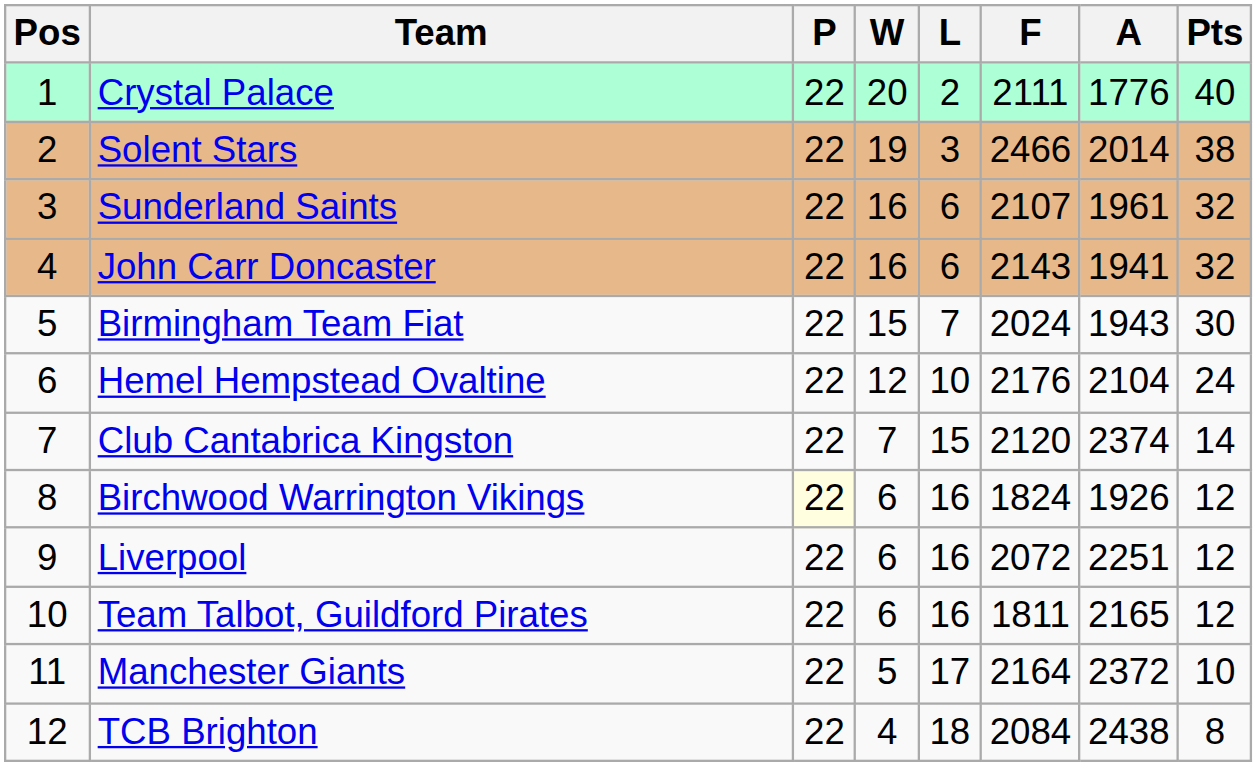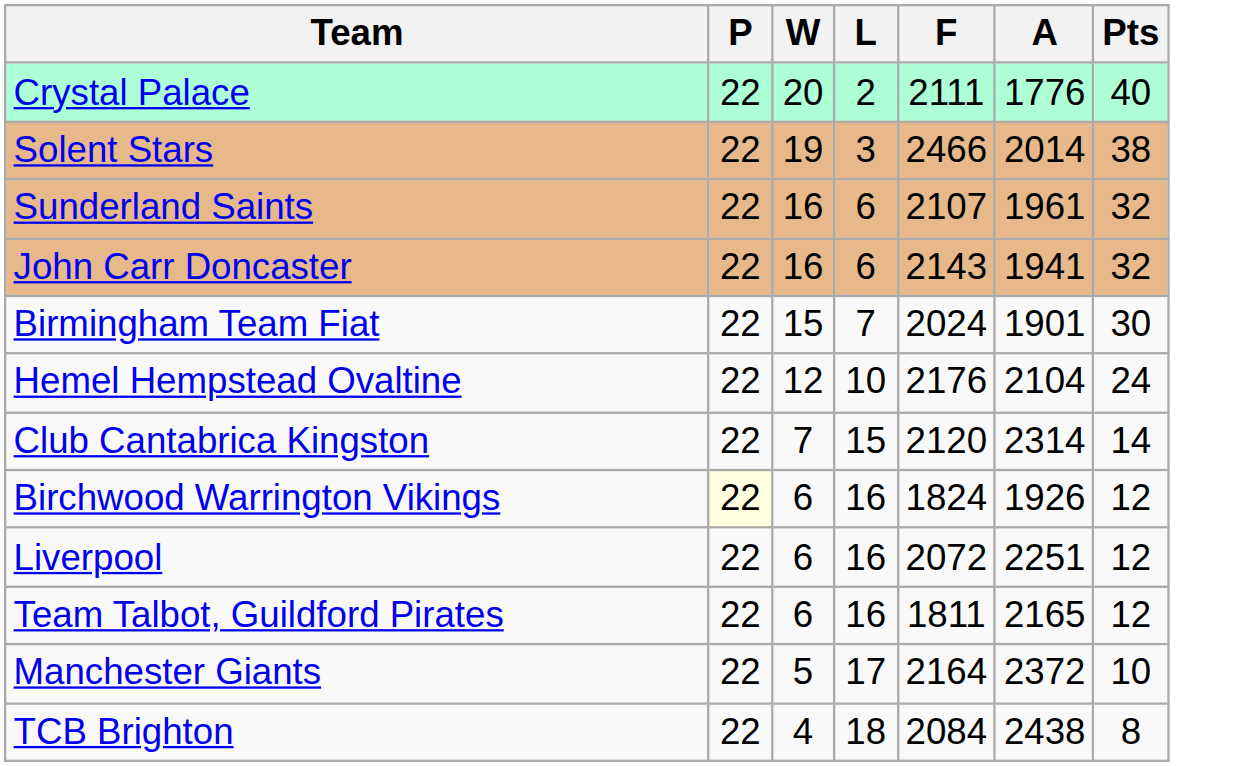- column: (47, 33)
(1129, 324) 1943 -> (1045, 324) 1901
(1129, 440) 2374 -> (1045, 440) 2314
